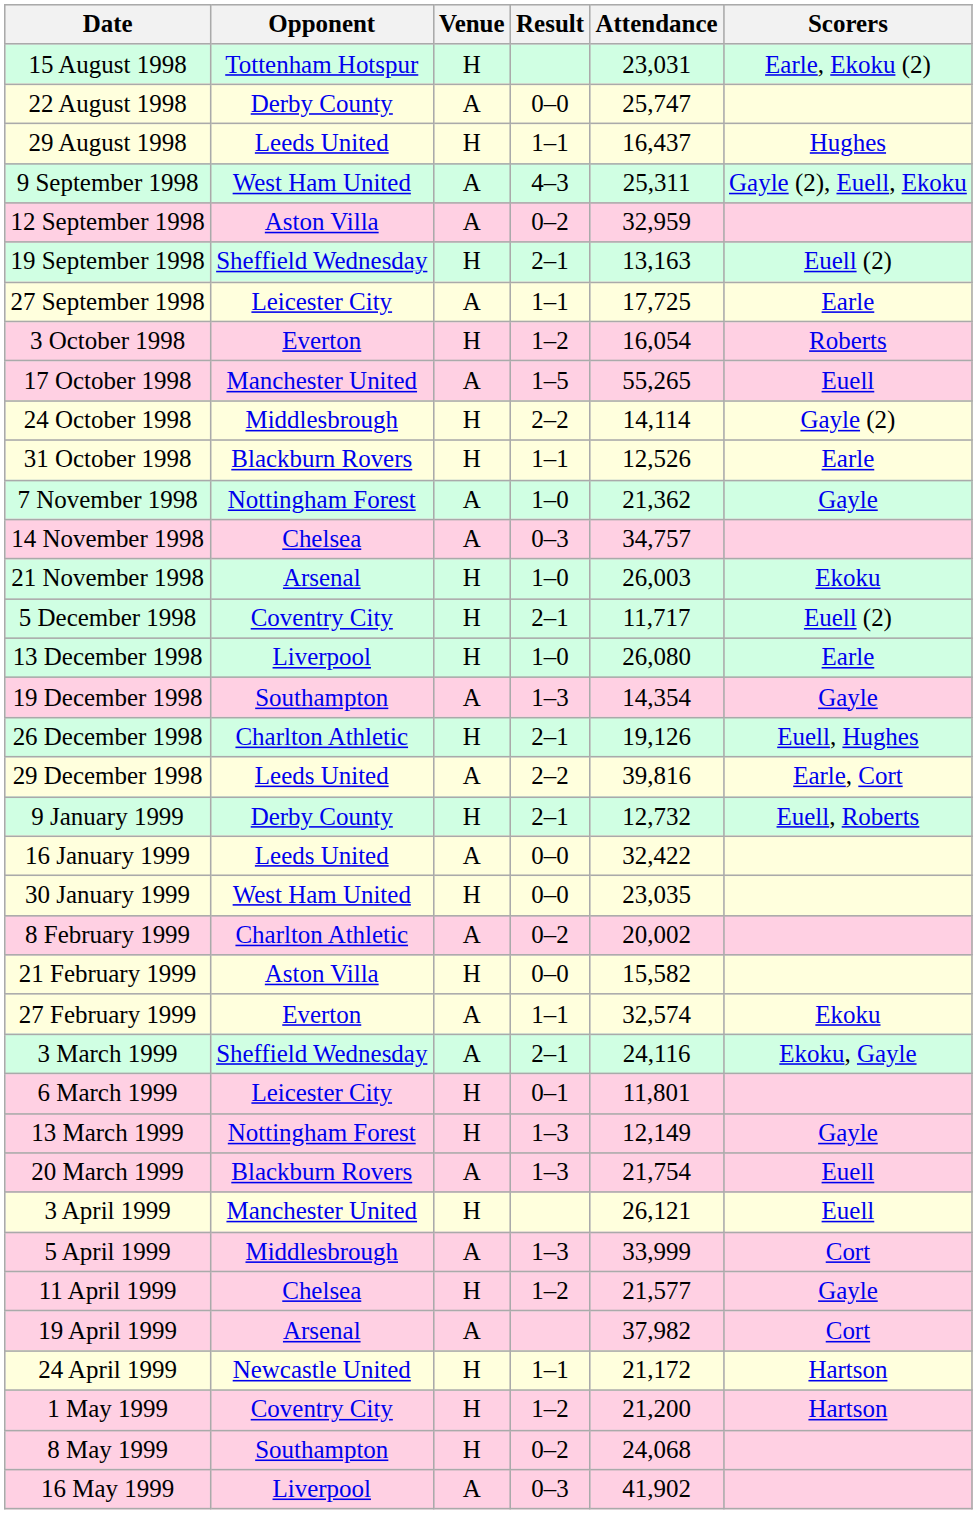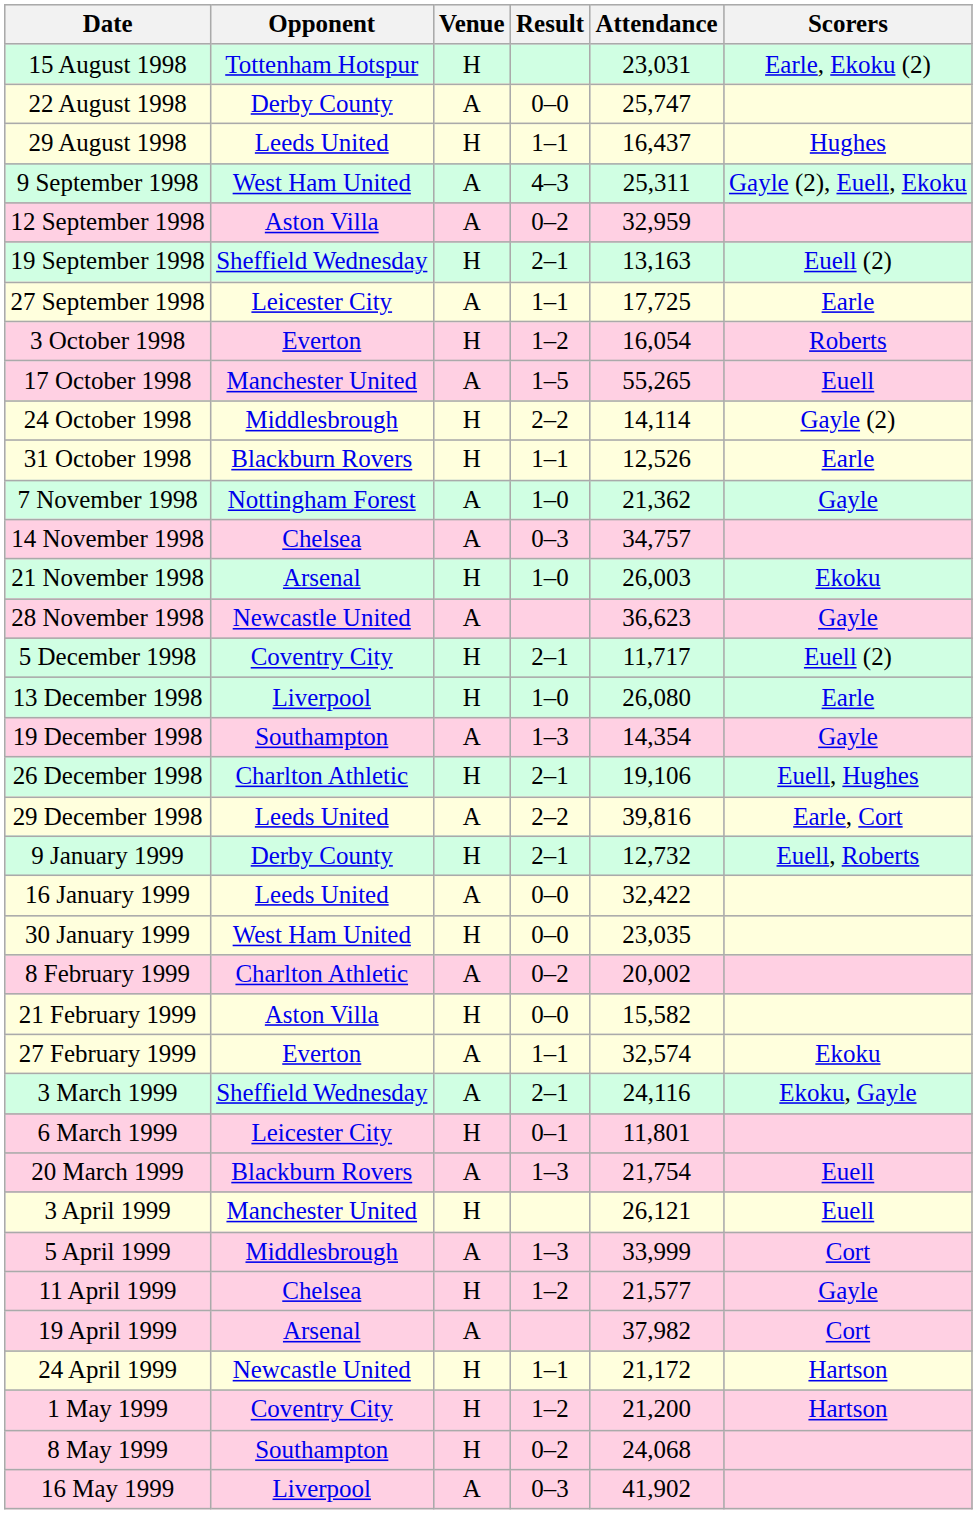+ row: (108, 618)
(657, 736) 19,126 -> (657, 776) 19,106
- row: (108, 1132)
